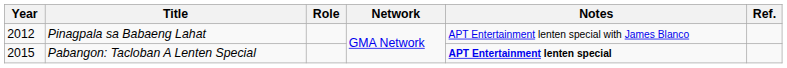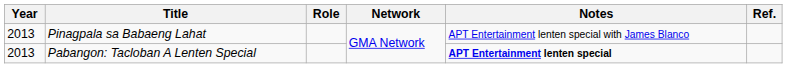(21, 33) 2012 -> (21, 33) 2013
(21, 53) 2015 -> (21, 53) 2013
